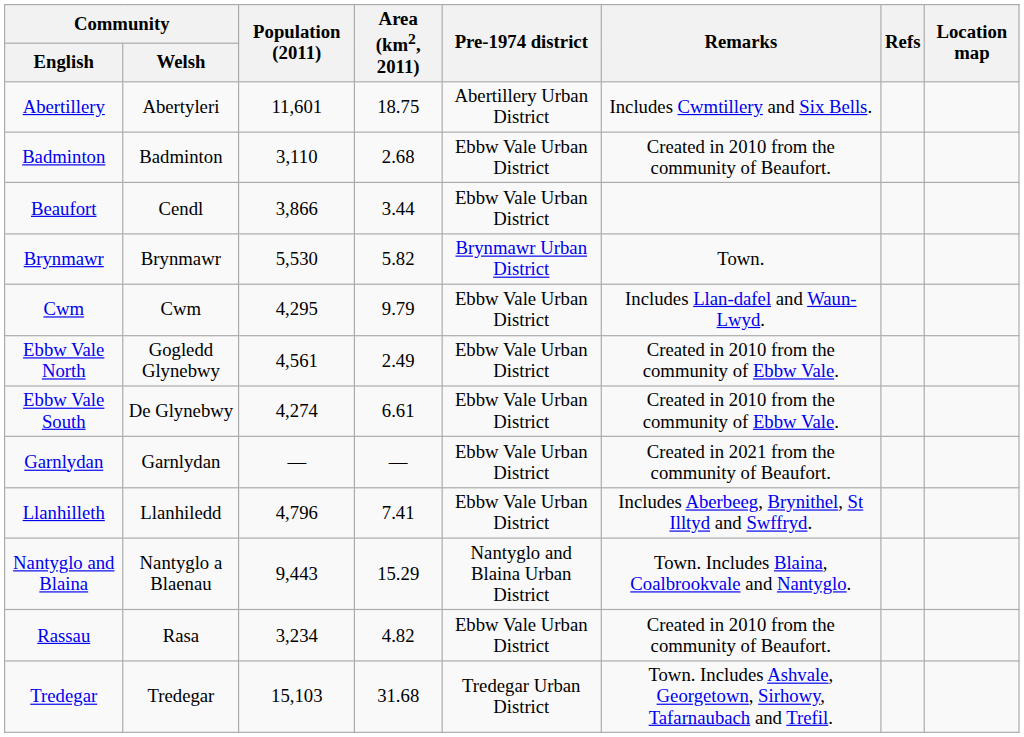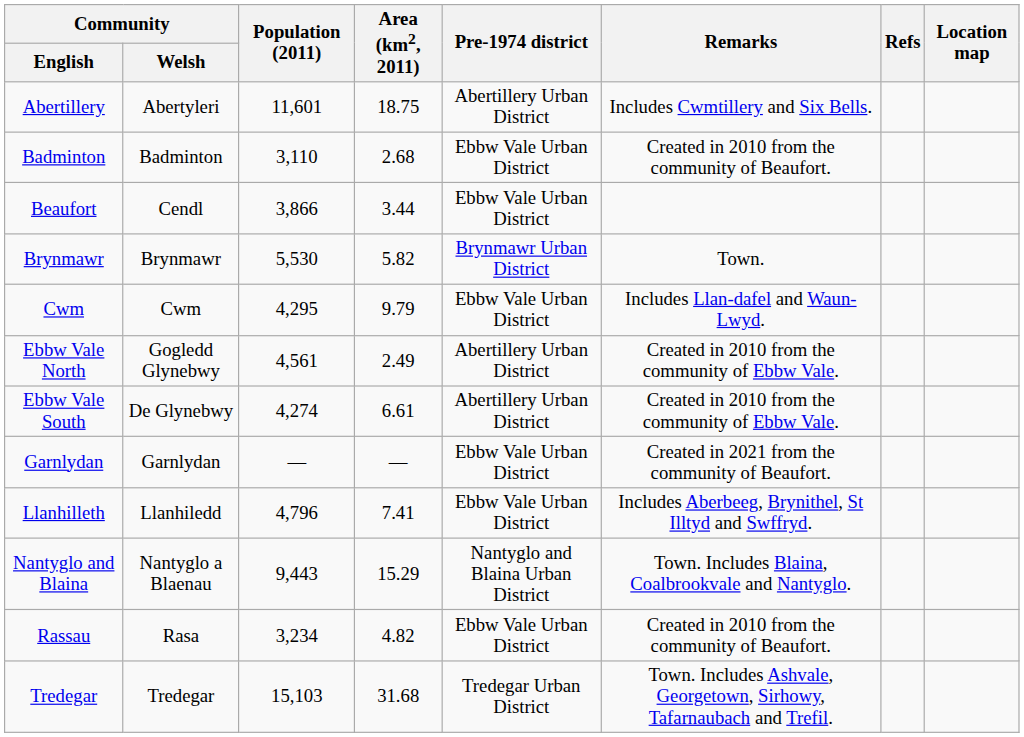(521, 360) Ebbw Vale Urban District -> (521, 360) Abertillery Urban District
(521, 411) Ebbw Vale Urban District -> (521, 411) Abertillery Urban District
